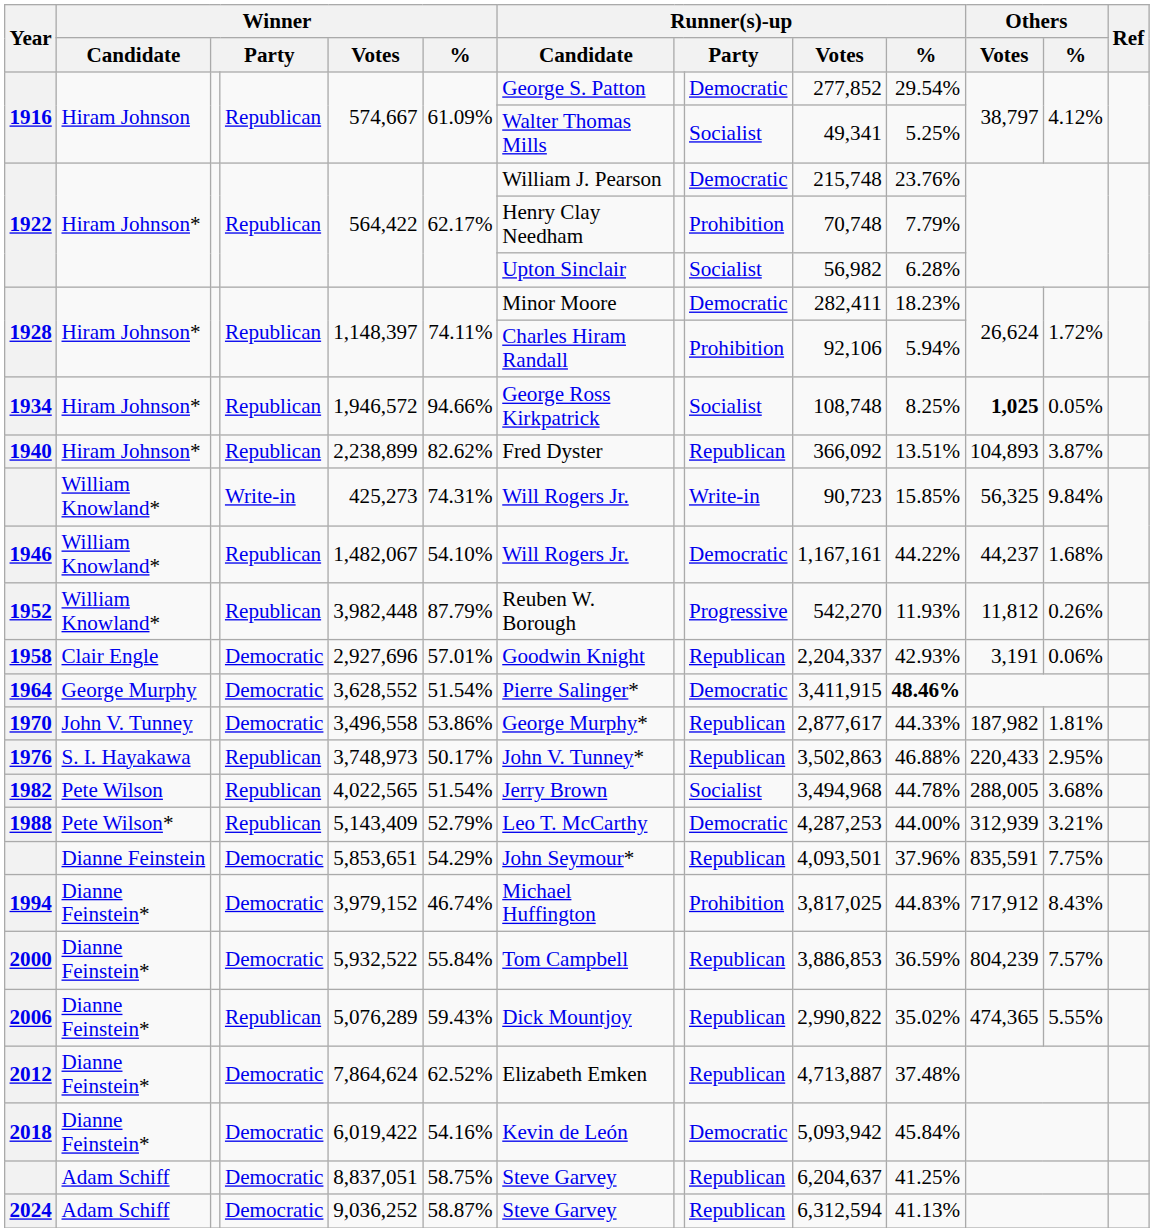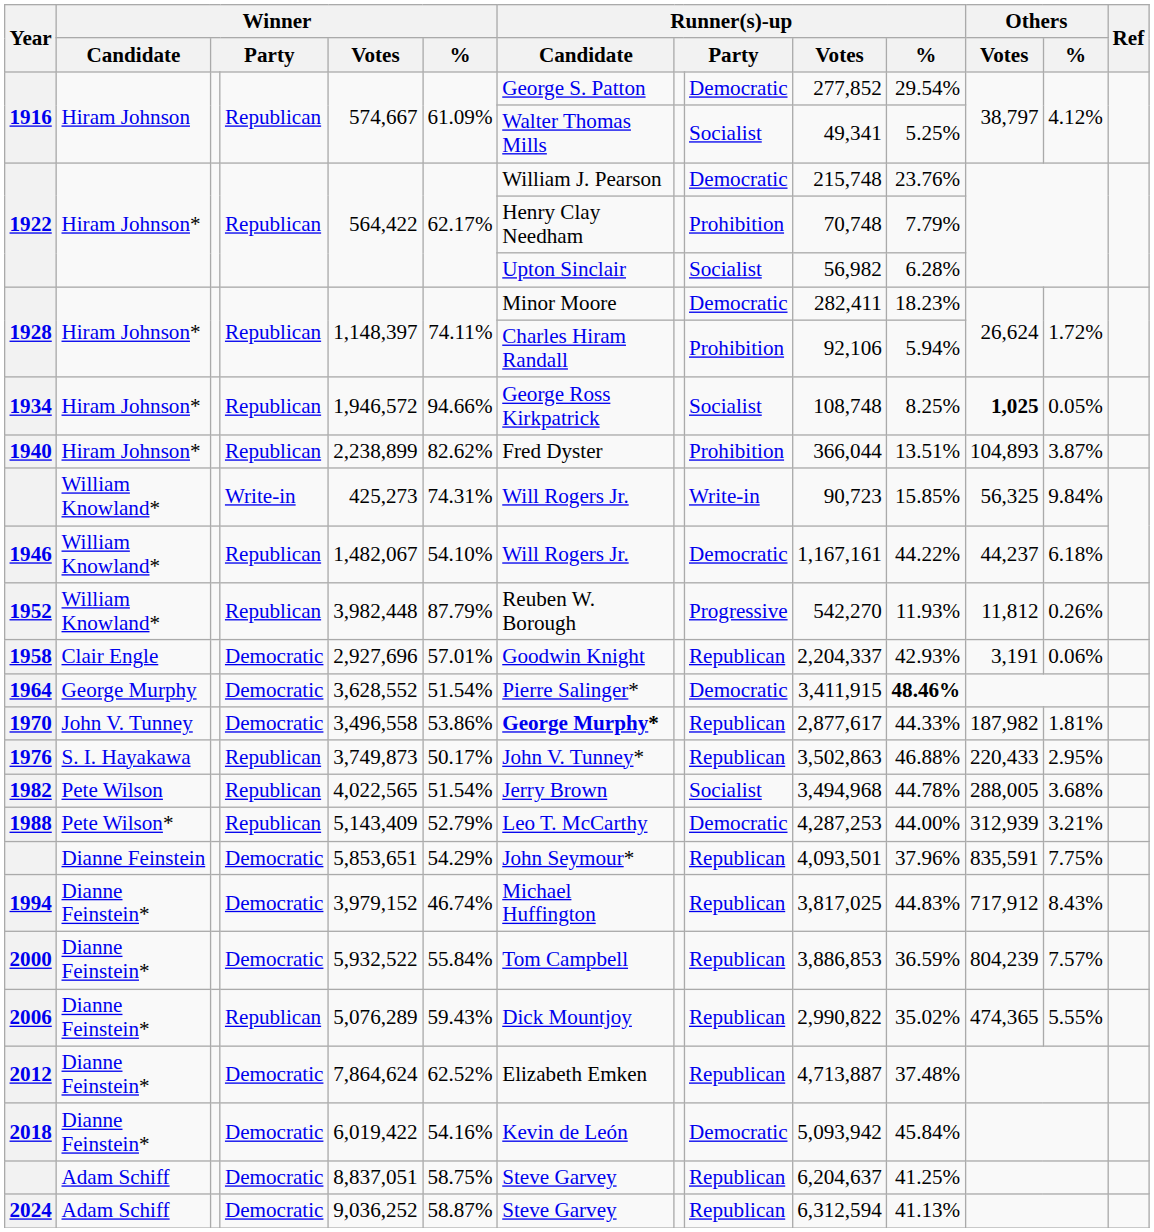(737, 451) Republican -> (737, 451) Prohibition
(847, 451) 366,092 -> (847, 451) 366,044
(1076, 553) 1.68% -> (1076, 553) 6.18%
(575, 723) normal -> (581, 723) bold
(375, 756) 3,748,973 -> (375, 756) 3,749,873
(737, 902) Prohibition -> (737, 902) Republican
